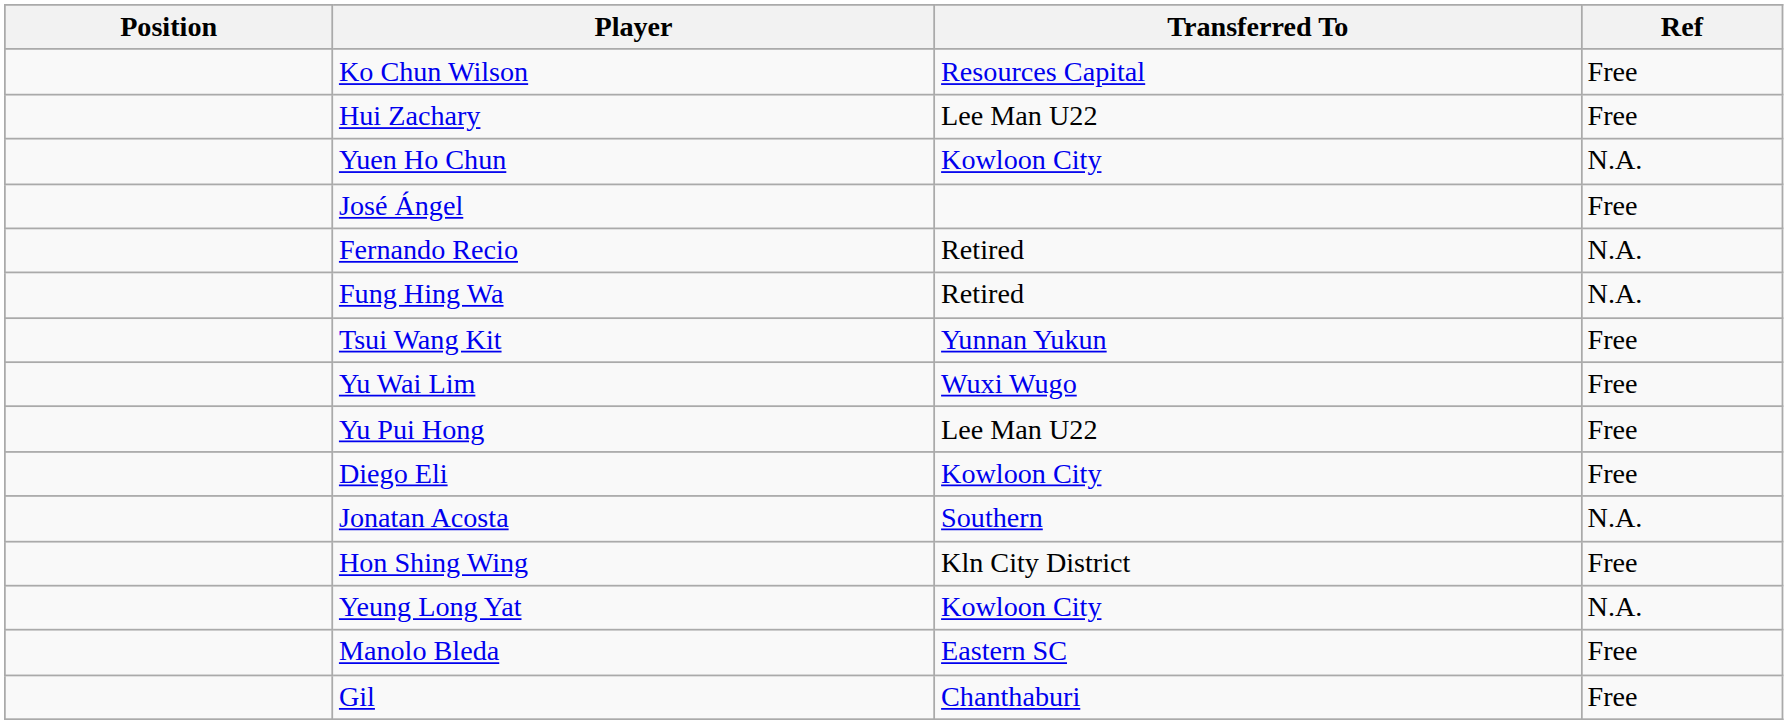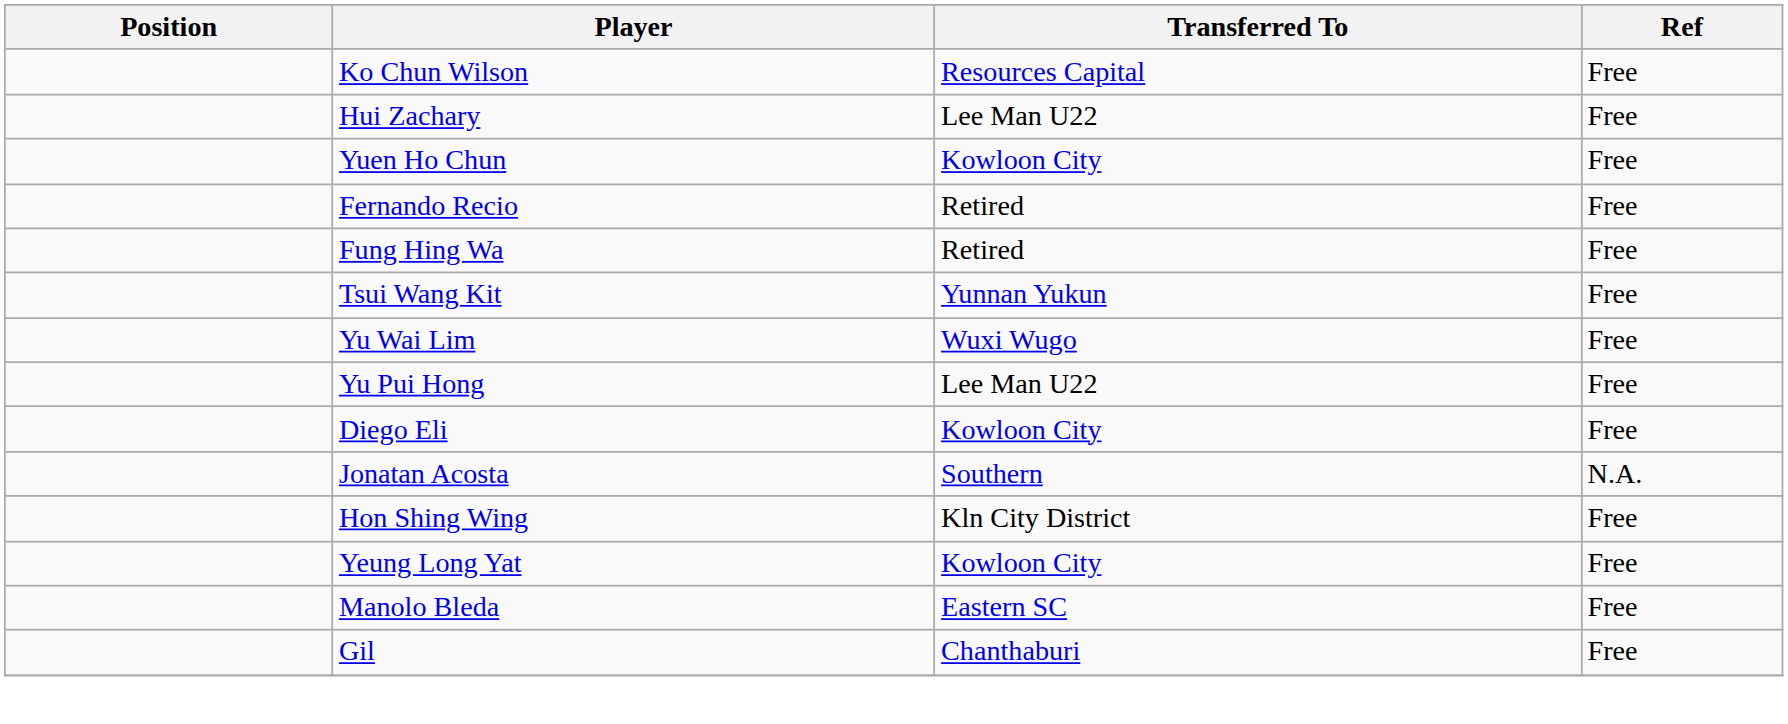(1615, 160) N.A. -> (1613, 160) Free
- row: (401, 205)
(1615, 250) N.A. -> (1613, 205) Free
(1615, 294) N.A. -> (1613, 250) Free
(1615, 607) N.A. -> (1613, 562) Free
